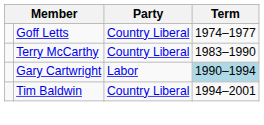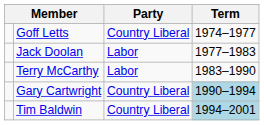+ row: (50, 52)
(148, 52) Country Liberal -> (122, 71) Labor
(122, 71) Labor -> (148, 91) Country Liberal
(225, 91) no background -> (225, 110) lightblue background
